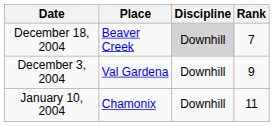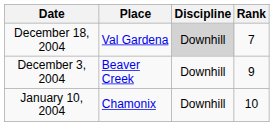(121, 39) Beaver Creek -> (135, 39) Val Gardena
(135, 72) Val Gardena -> (121, 72) Beaver Creek
(251, 104) 11 -> (251, 104) 10
